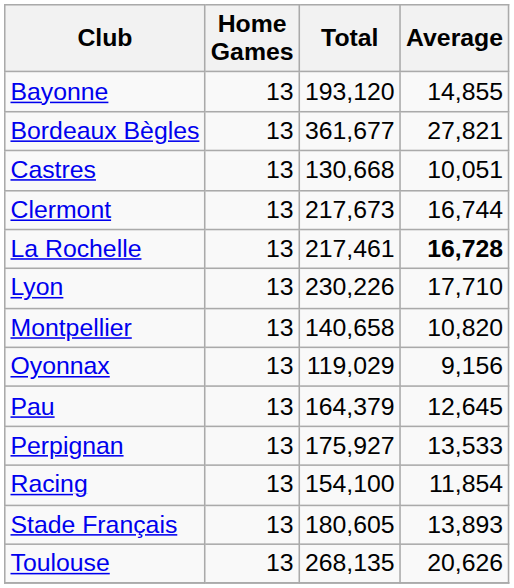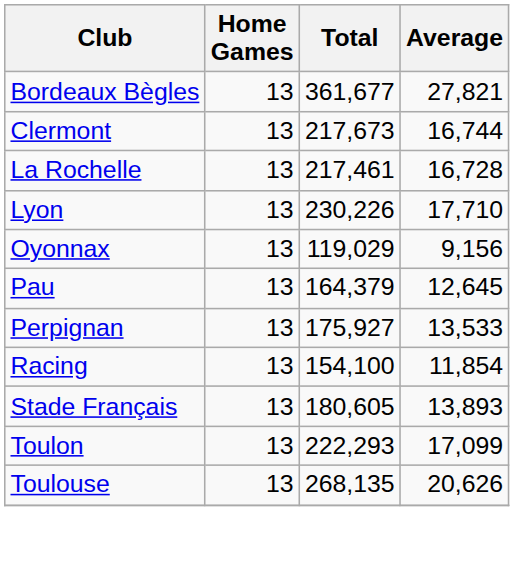- row: (59, 91)
- row: (53, 170)
(465, 248) bold -> (465, 170) normal
- row: (71, 327)
+ row: (47, 445)
